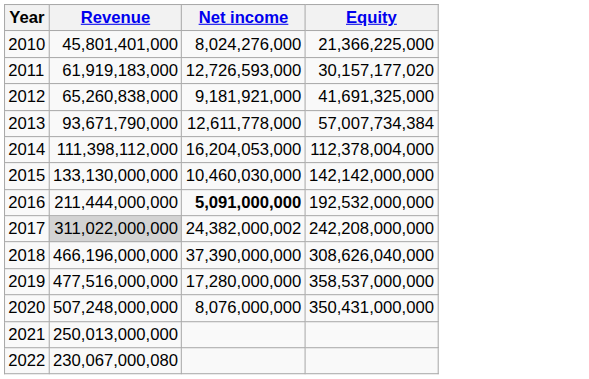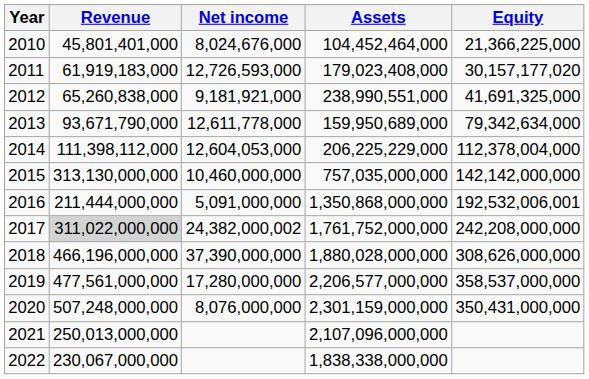+ column: (378, 17)
(248, 44) 8,024,276,000 -> (248, 44) 8,024,676,000
(376, 123) 57,007,734,384 -> (523, 123) 79,342,634,000
(243, 149) 16,204,053,000 -> (243, 149) 12,604,053,000
(116, 176) 133,130,000,000 -> (116, 176) 313,130,000,000
(243, 176) 10,460,030,000 -> (243, 176) 10,460,000,000
(248, 202) bold -> (248, 202) normal
(371, 202) 192,532,000,000 -> (518, 202) 192,532,006,001
(371, 255) 308,626,040,000 -> (518, 255) 308,626,000,000
(116, 281) 477,516,000,000 -> (116, 281) 477,561,000,000
(116, 360) 230,067,000,080 -> (116, 360) 230,067,000,000
